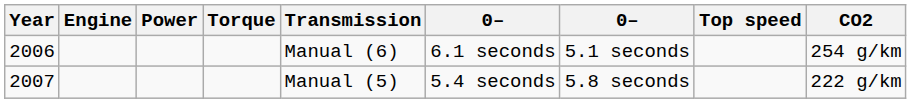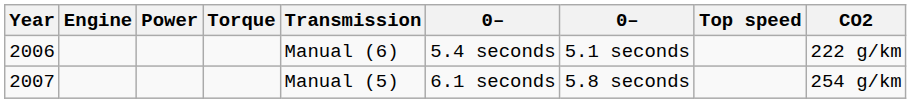(493, 51) 6.1 seconds -> (493, 51) 5.4 seconds
(856, 51) 254 g/km -> (856, 51) 222 g/km
(493, 82) 5.4 seconds -> (493, 82) 6.1 seconds
(856, 82) 222 g/km -> (856, 82) 254 g/km
